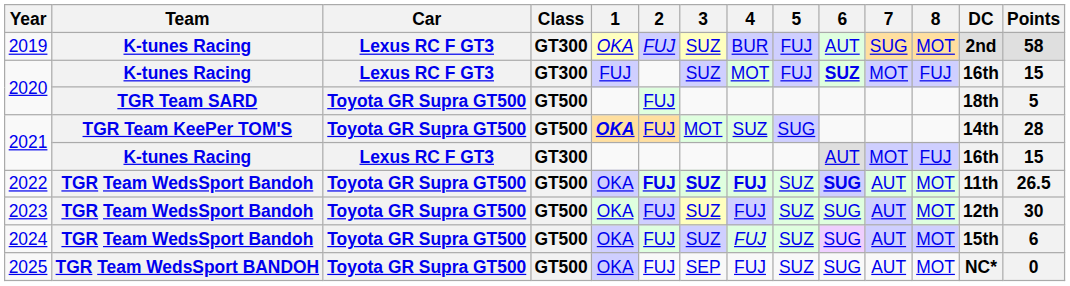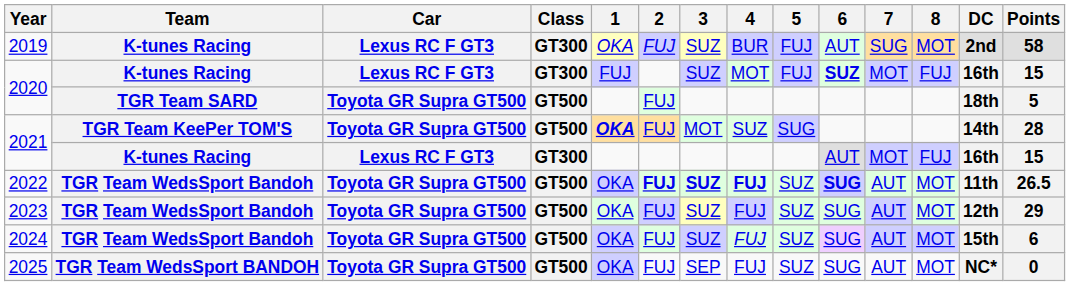(1034, 211) 30 -> (1034, 211) 29
